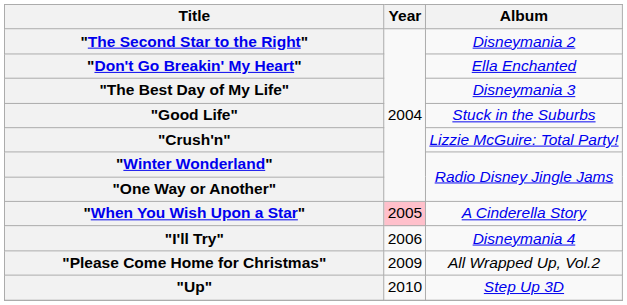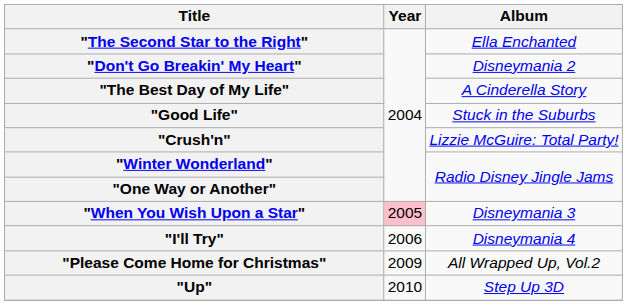(524, 41) Disneymania 2 -> (524, 41) Ella Enchanted
(524, 66) Ella Enchanted -> (524, 66) Disneymania 2
(524, 90) Disneymania 3 -> (524, 90) A Cinderella Story
(524, 213) A Cinderella Story -> (524, 213) Disneymania 3
